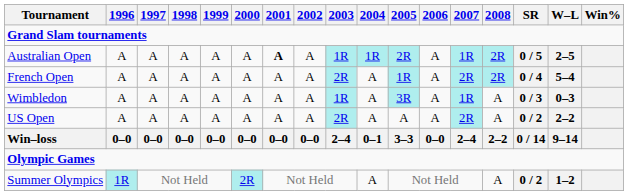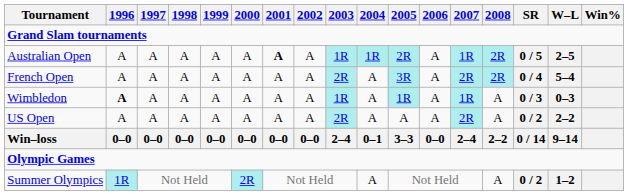(404, 76) 1R -> (404, 76) 3R
(122, 96) normal -> (122, 96) bold
(404, 96) 3R -> (404, 96) 1R
